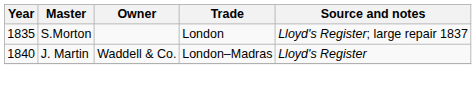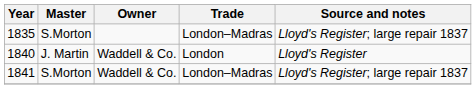(203, 34) London -> (227, 34) London–Madras
(227, 53) London–Madras -> (203, 53) London
+ row: (21, 73)
